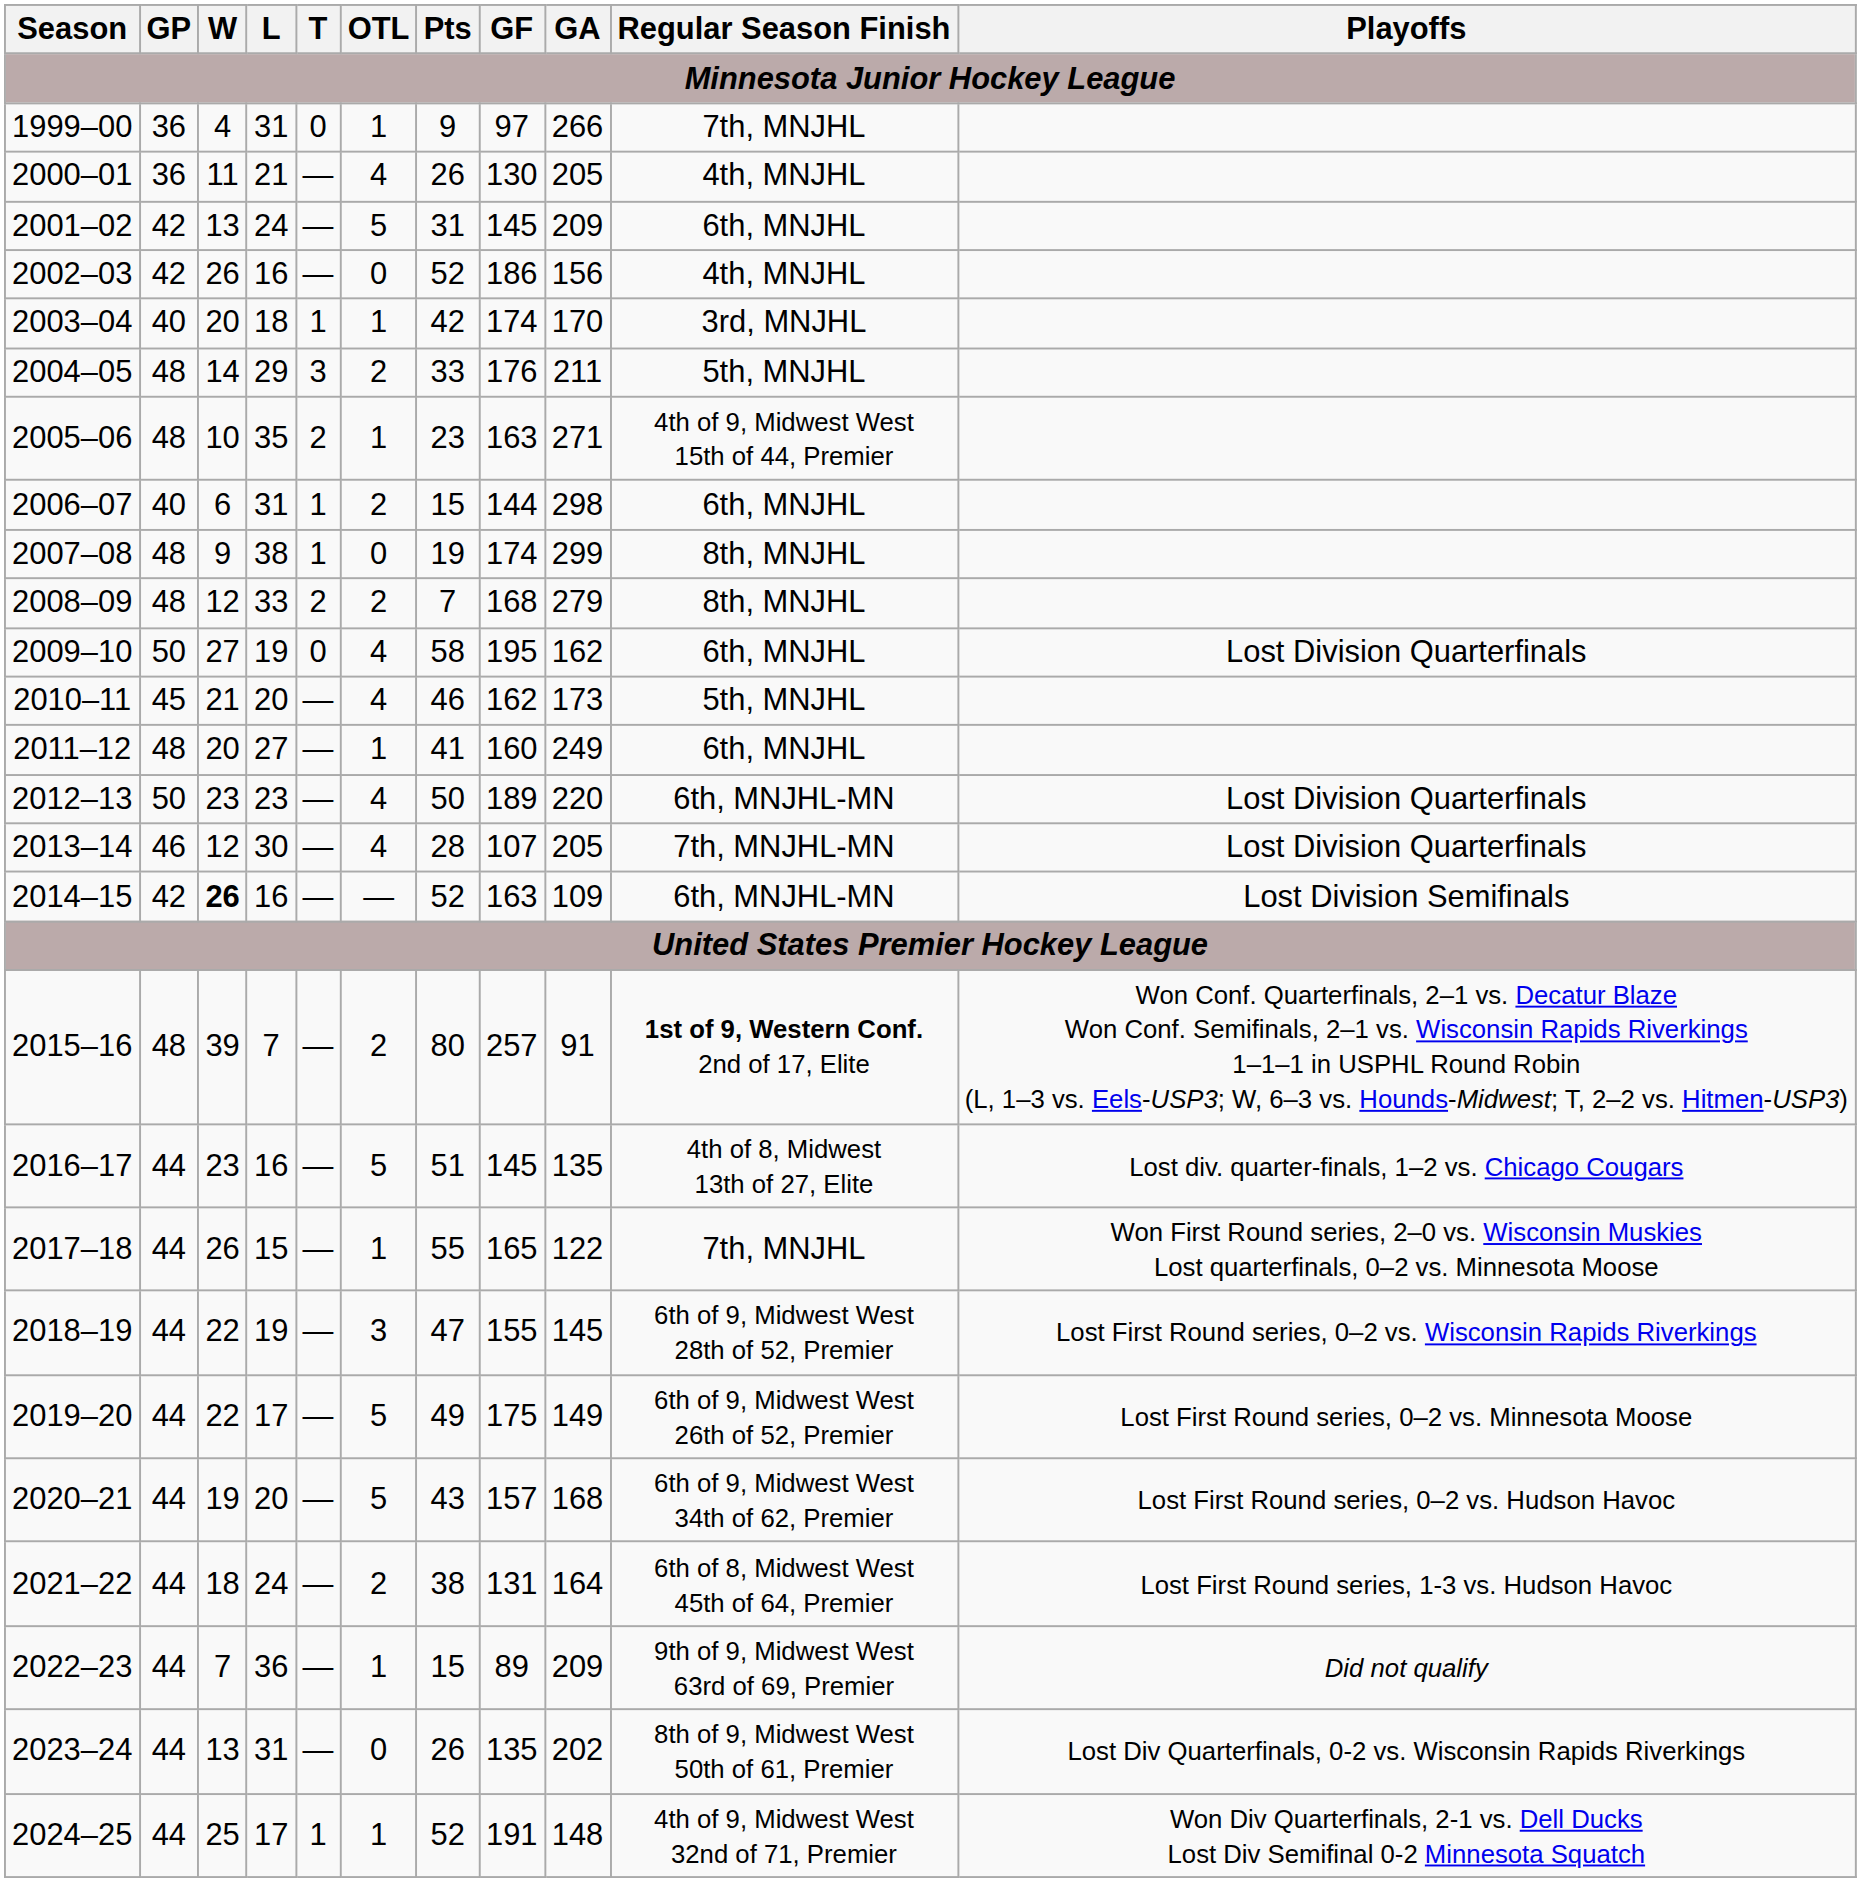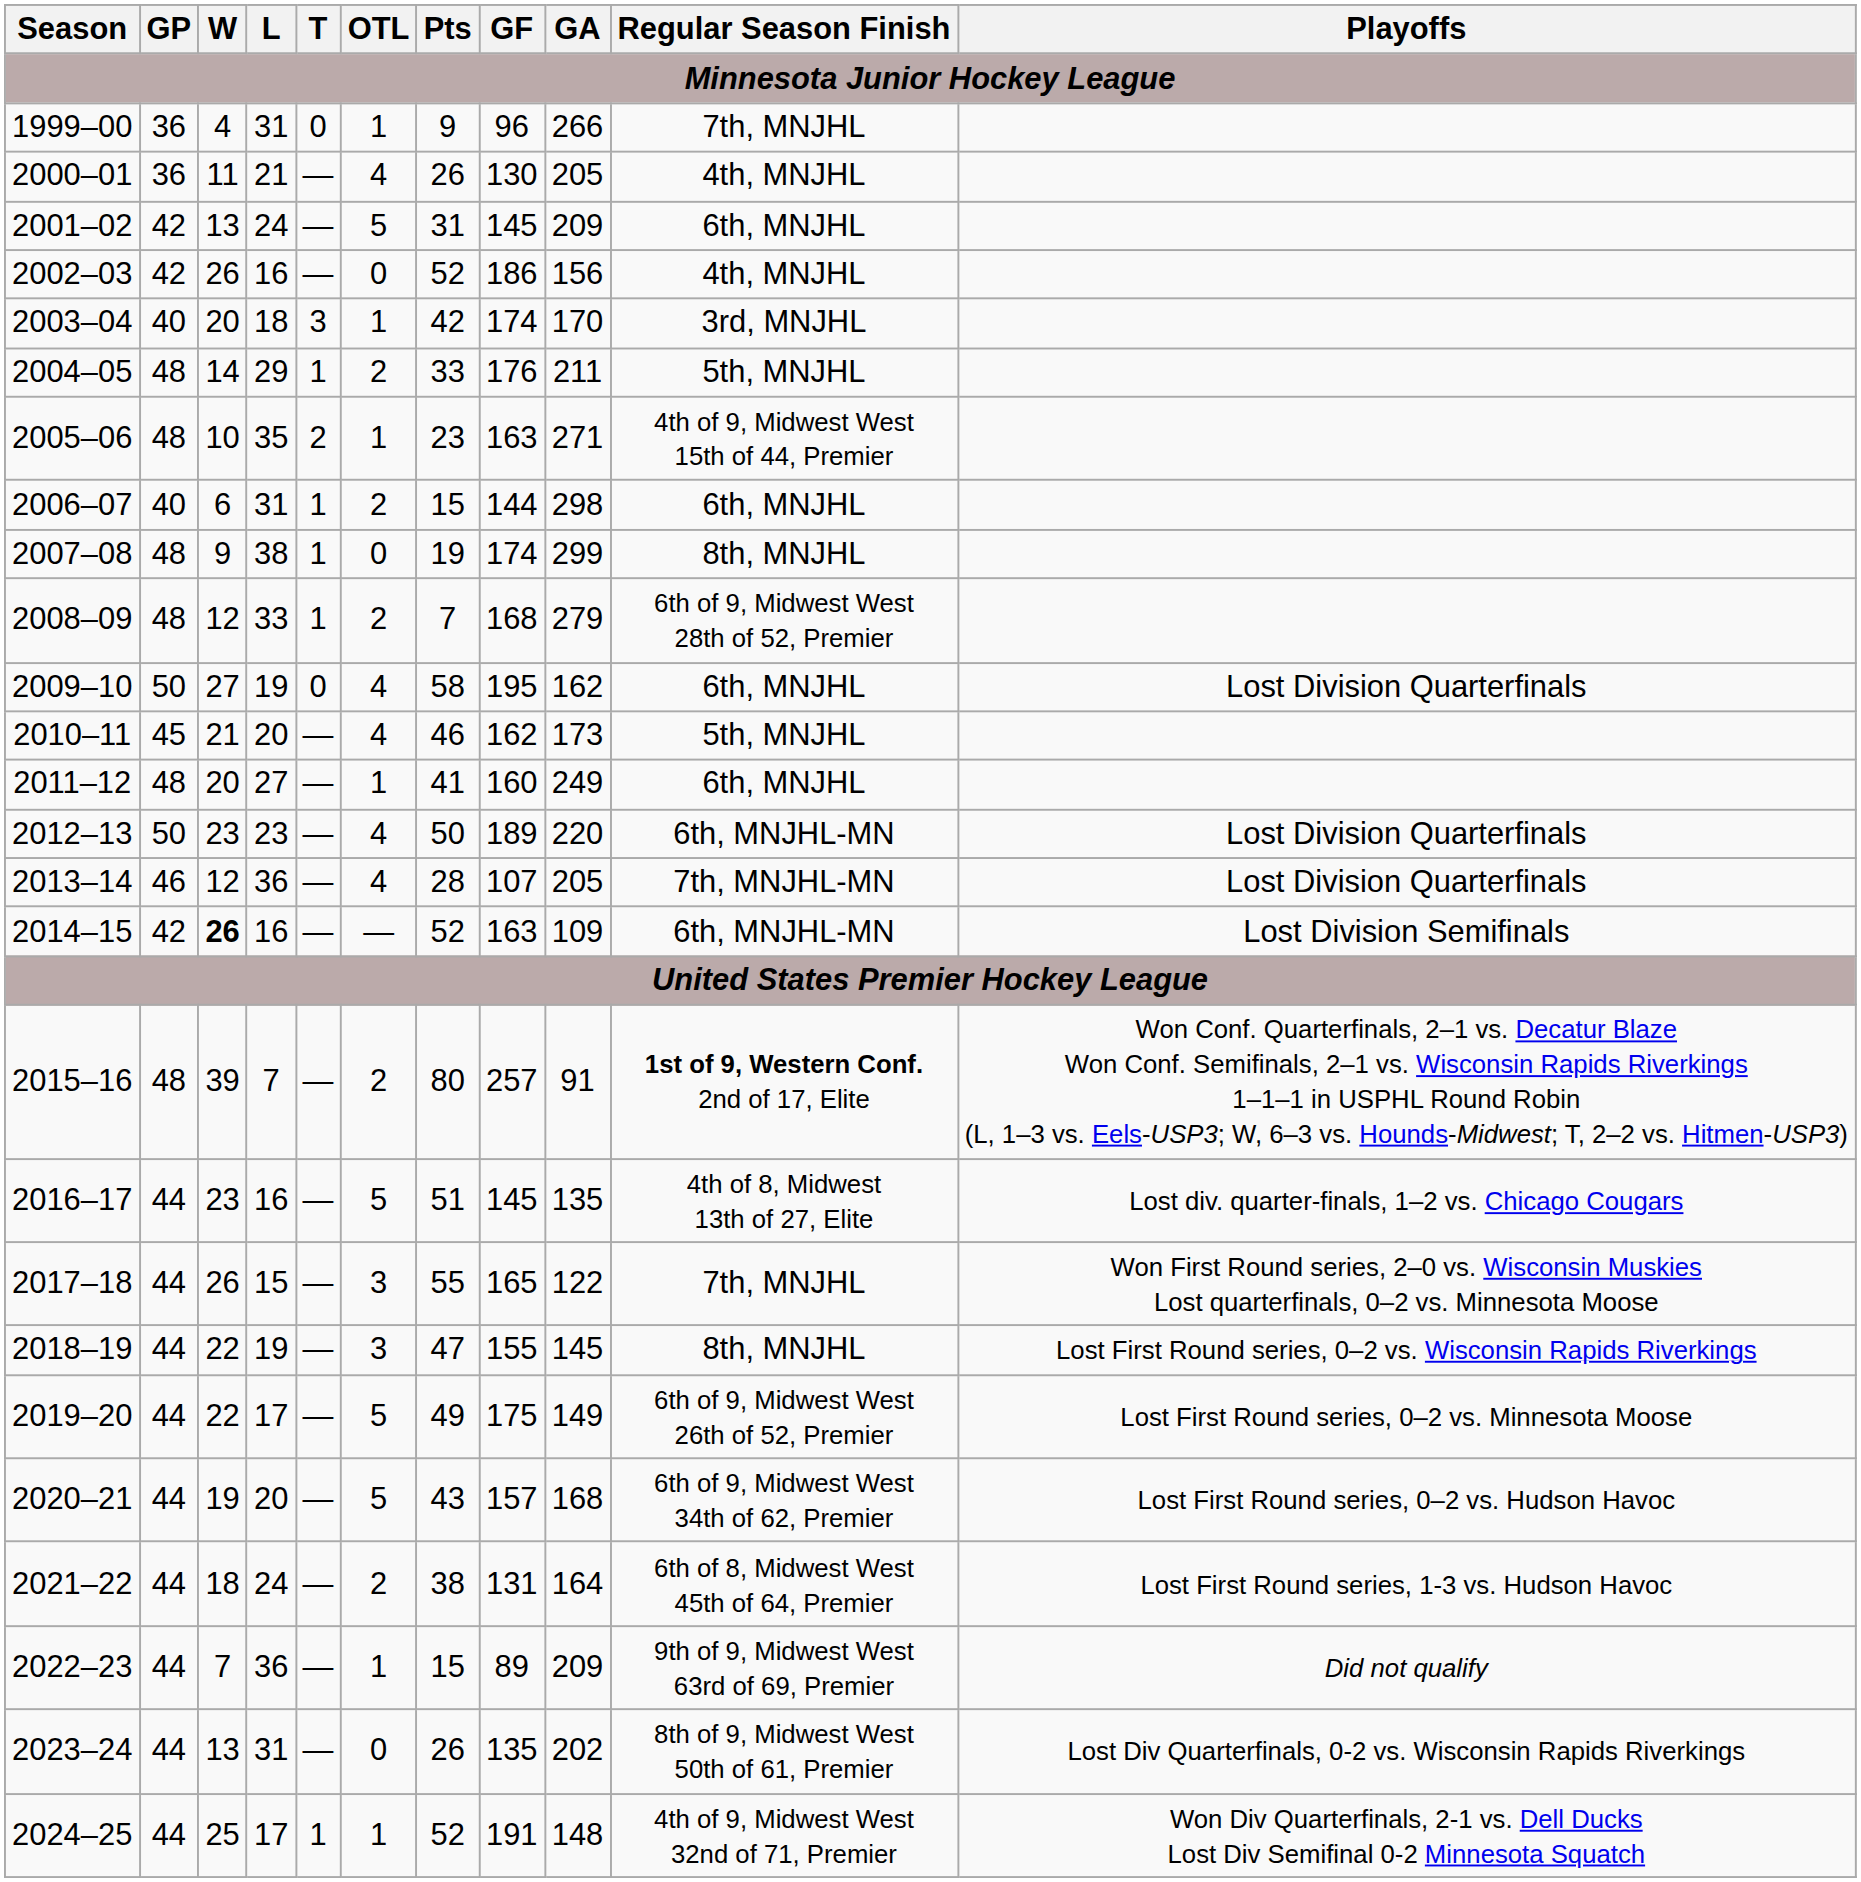(512, 126) 97 -> (512, 126) 96
(318, 322) 1 -> (318, 322) 3
(318, 371) 3 -> (318, 371) 1
(318, 602) 2 -> (318, 619) 1
(784, 602) 8th, MNJHL -> (784, 621) 6th of 9, Midwest West 28th of 52, Premier
(271, 847) 30 -> (271, 882) 36
(379, 1248) 1 -> (379, 1283) 3
(784, 1334) 6th of 9, Midwest West 28th of 52, Premier -> (784, 1349) 8th, MNJHL
